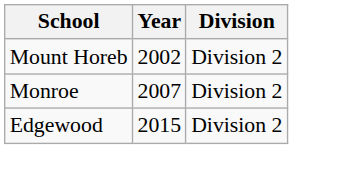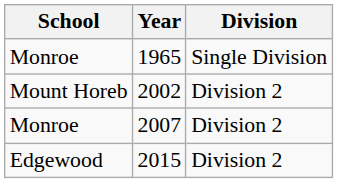+ row: (159, 56)
